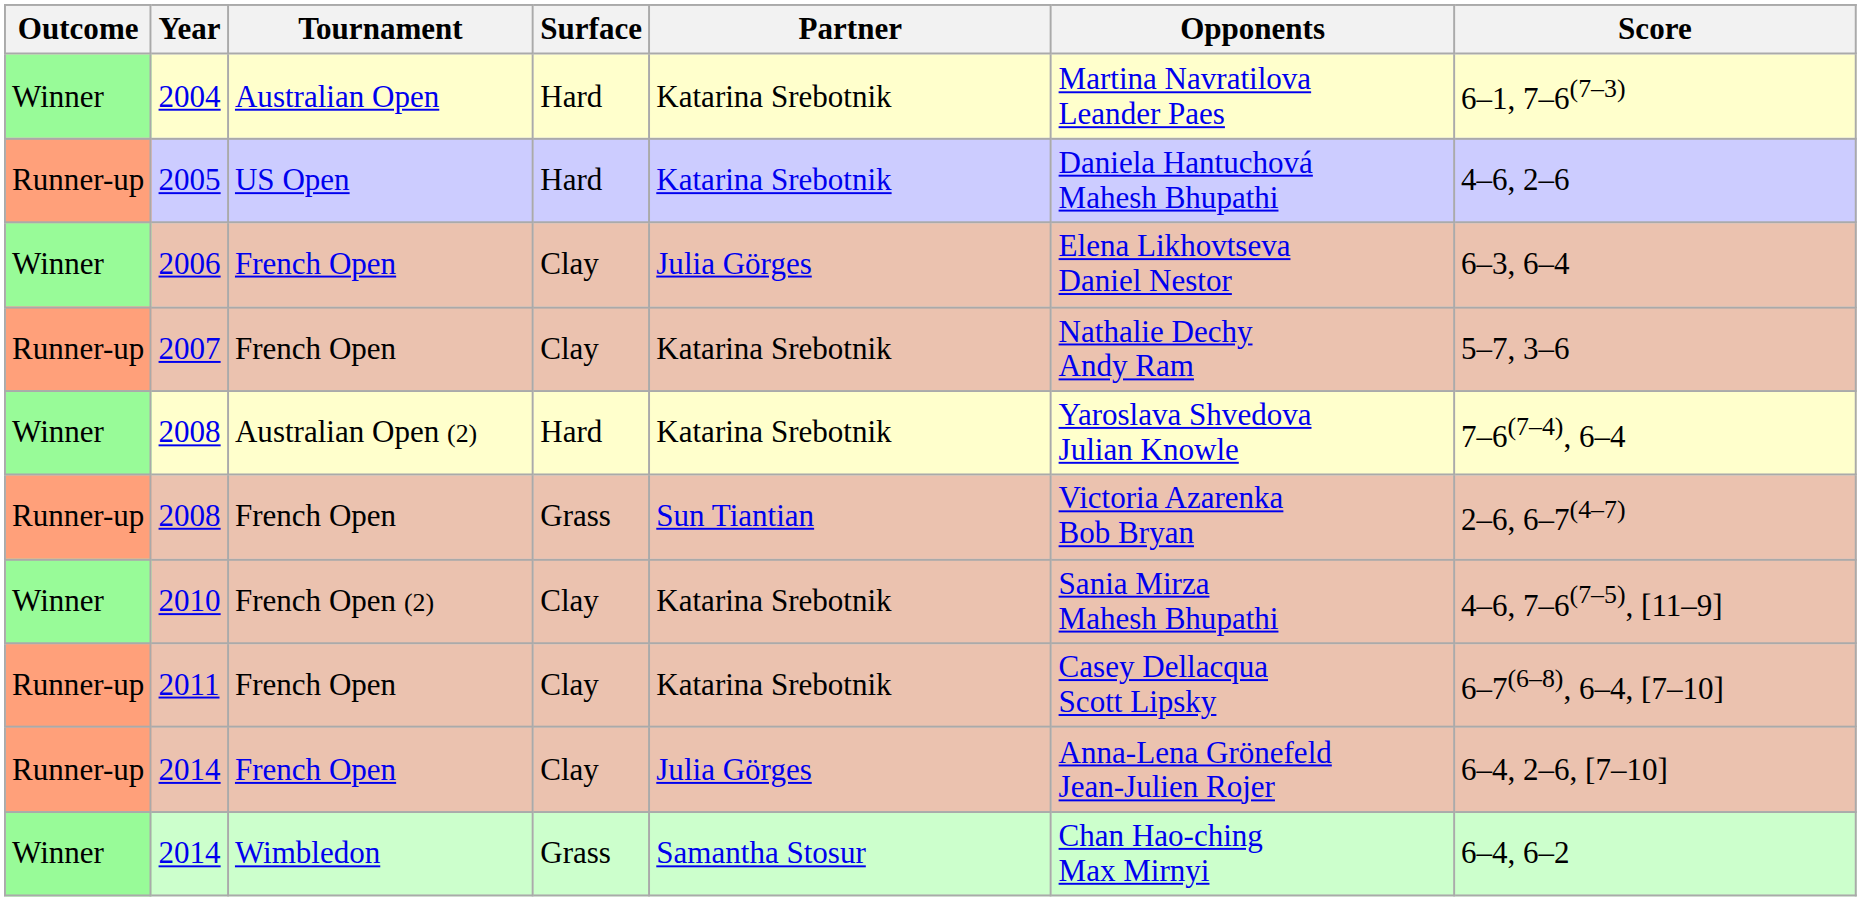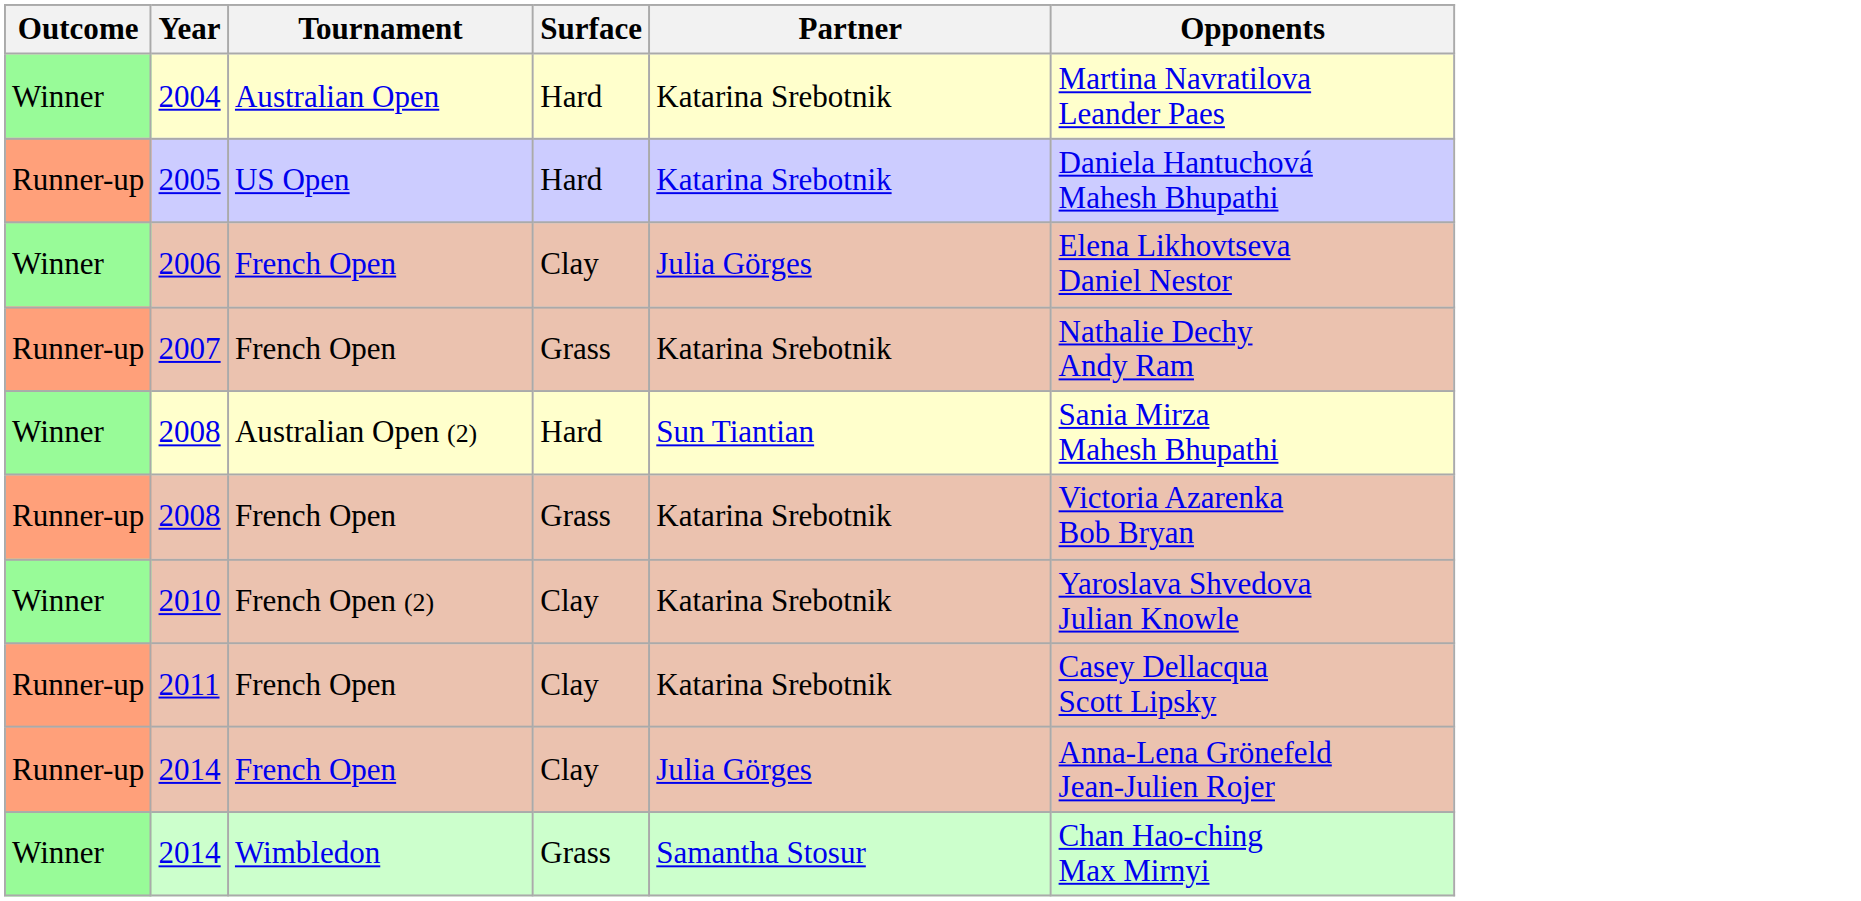- column: (1655, 29)
(570, 348) Clay -> (576, 348) Grass
(774, 432) Katarina Srebotnik -> (735, 432) Sun Tiantian
(1185, 432) Yaroslava Shvedova Julian Knowle -> (1169, 432) Sania Mirza Mahesh Bhupathi
(735, 516) Sun Tiantian -> (774, 516) Katarina Srebotnik
(1169, 600) Sania Mirza Mahesh Bhupathi -> (1185, 600) Yaroslava Shvedova Julian Knowle
